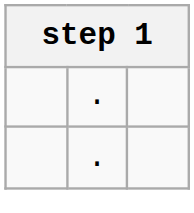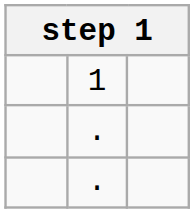+ row: (36, 81)
